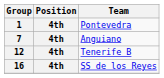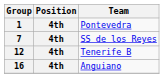(101, 39) Anguiano -> (119, 39) SS de los Reyes
(119, 66) SS de los Reyes -> (101, 66) Anguiano
